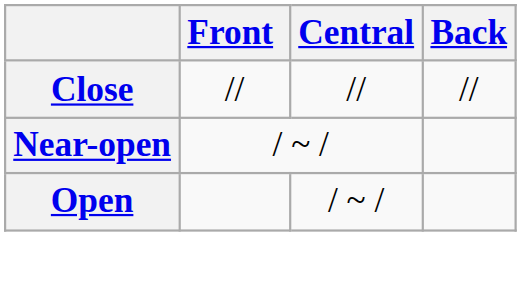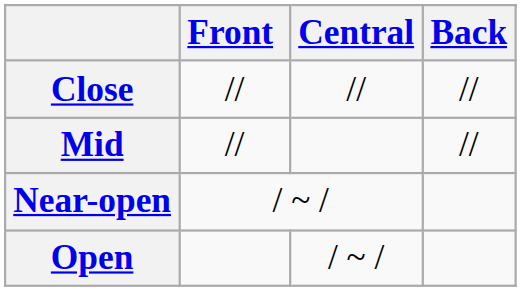+ row: (92, 144)
